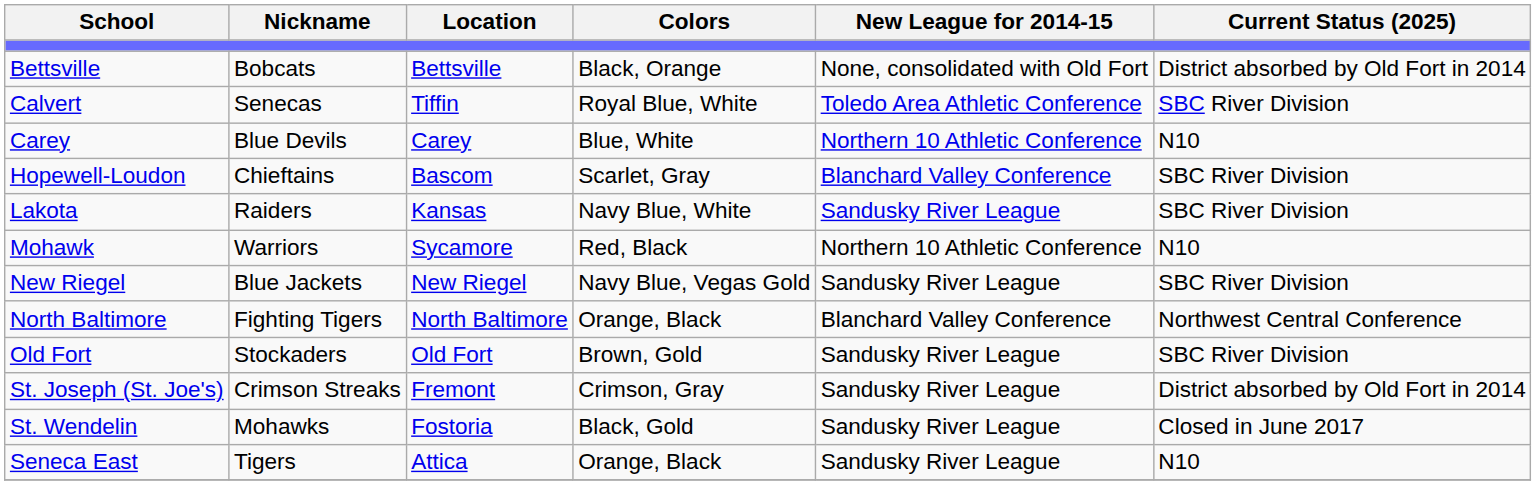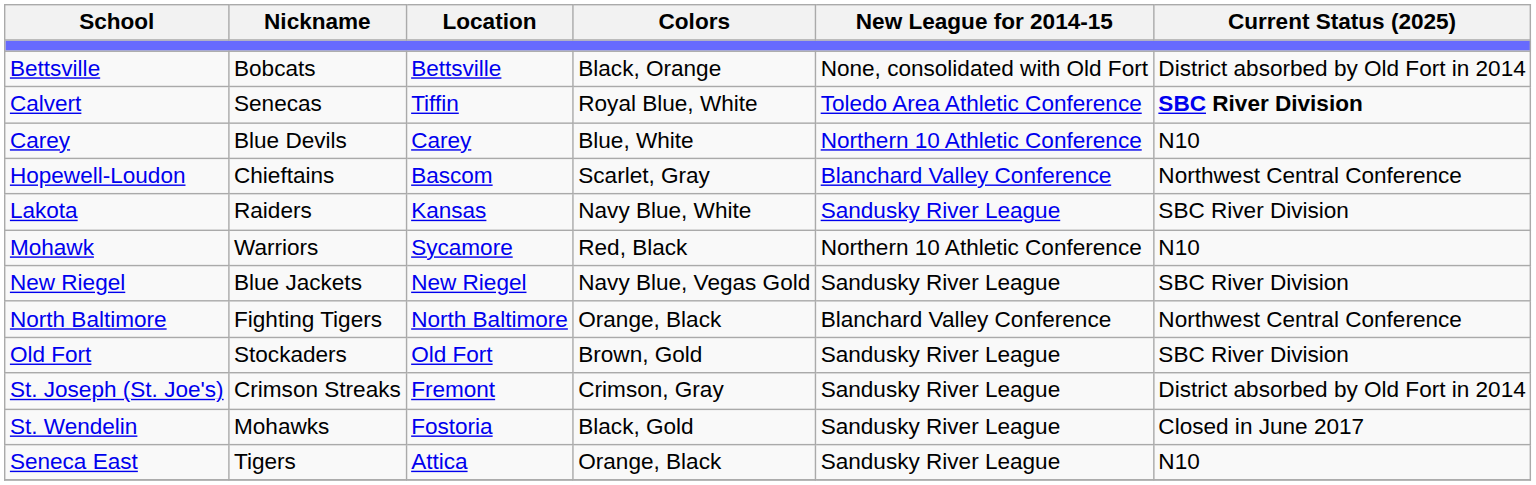(1254, 104) normal -> (1261, 104) bold
(1254, 175) SBC River Division -> (1310, 175) Northwest Central Conference
